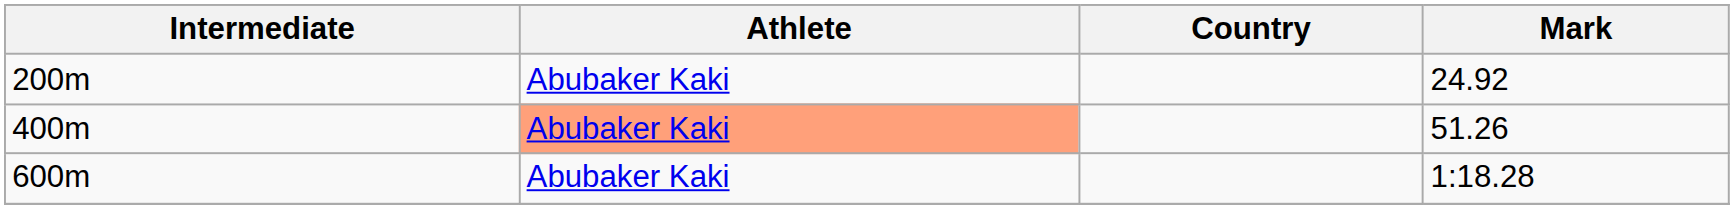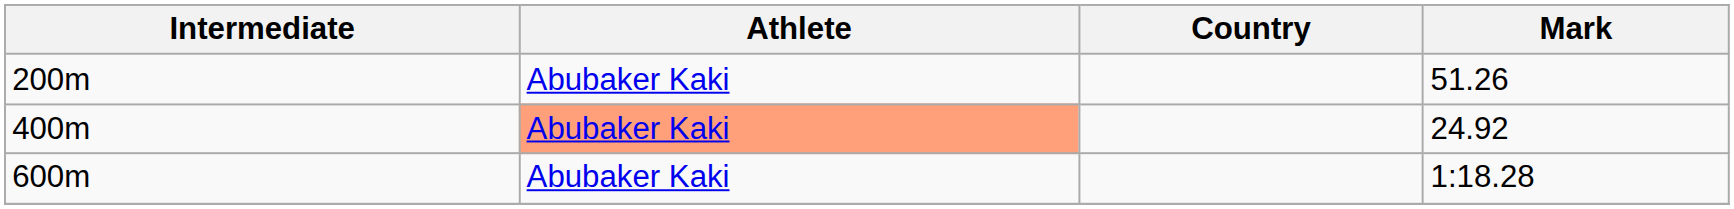(1470, 78) 24.92 -> (1470, 78) 51.26
(1470, 128) 51.26 -> (1470, 128) 24.92
